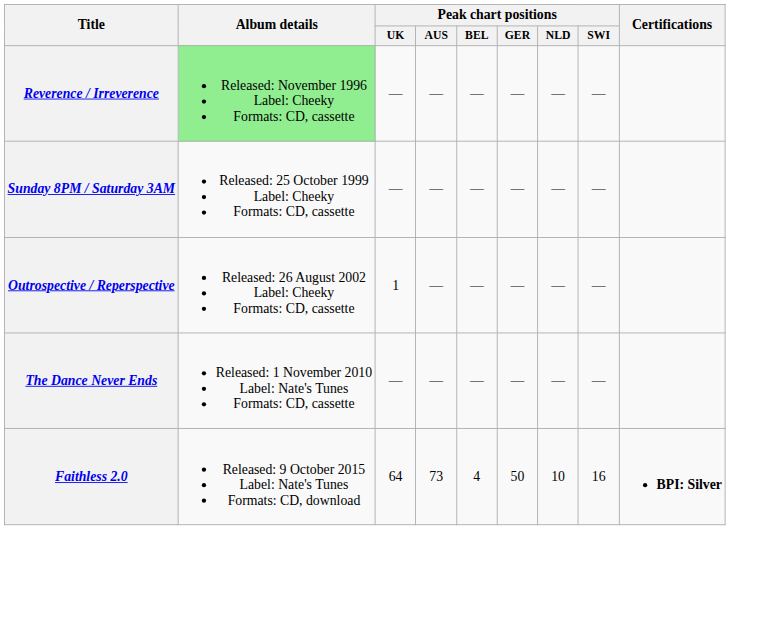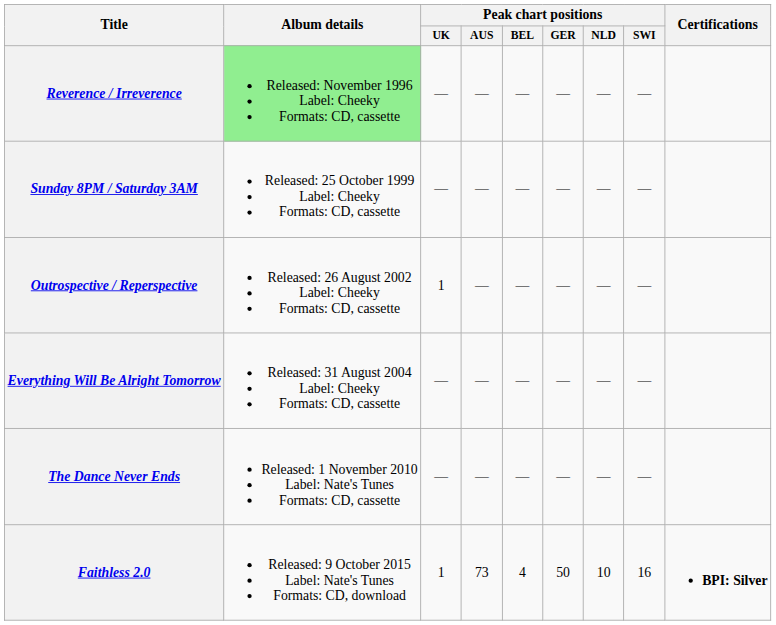+ row: (114, 380)
(396, 476) 64 -> (441, 572) 1
